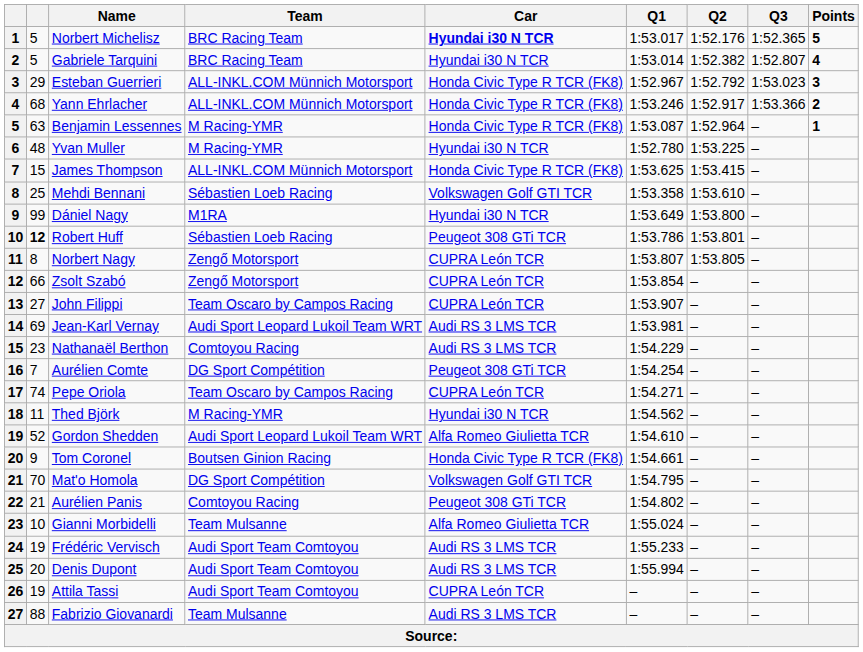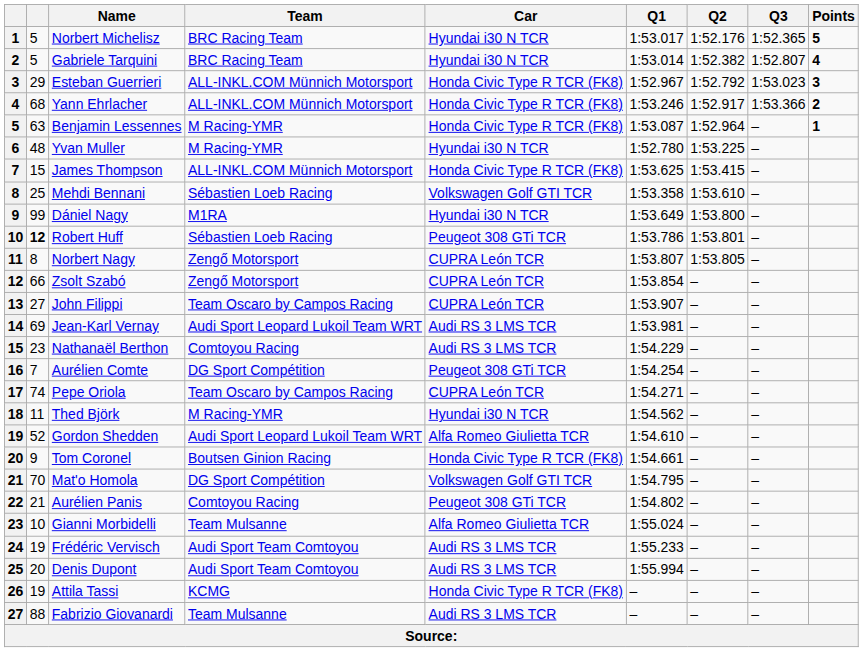(491, 38) bold -> (489, 38) normal
(273, 591) Audi Sport Team Comtoyou -> (209, 591) KCMG
(486, 591) CUPRA León TCR -> (526, 591) Honda Civic Type R TCR (FK8)
